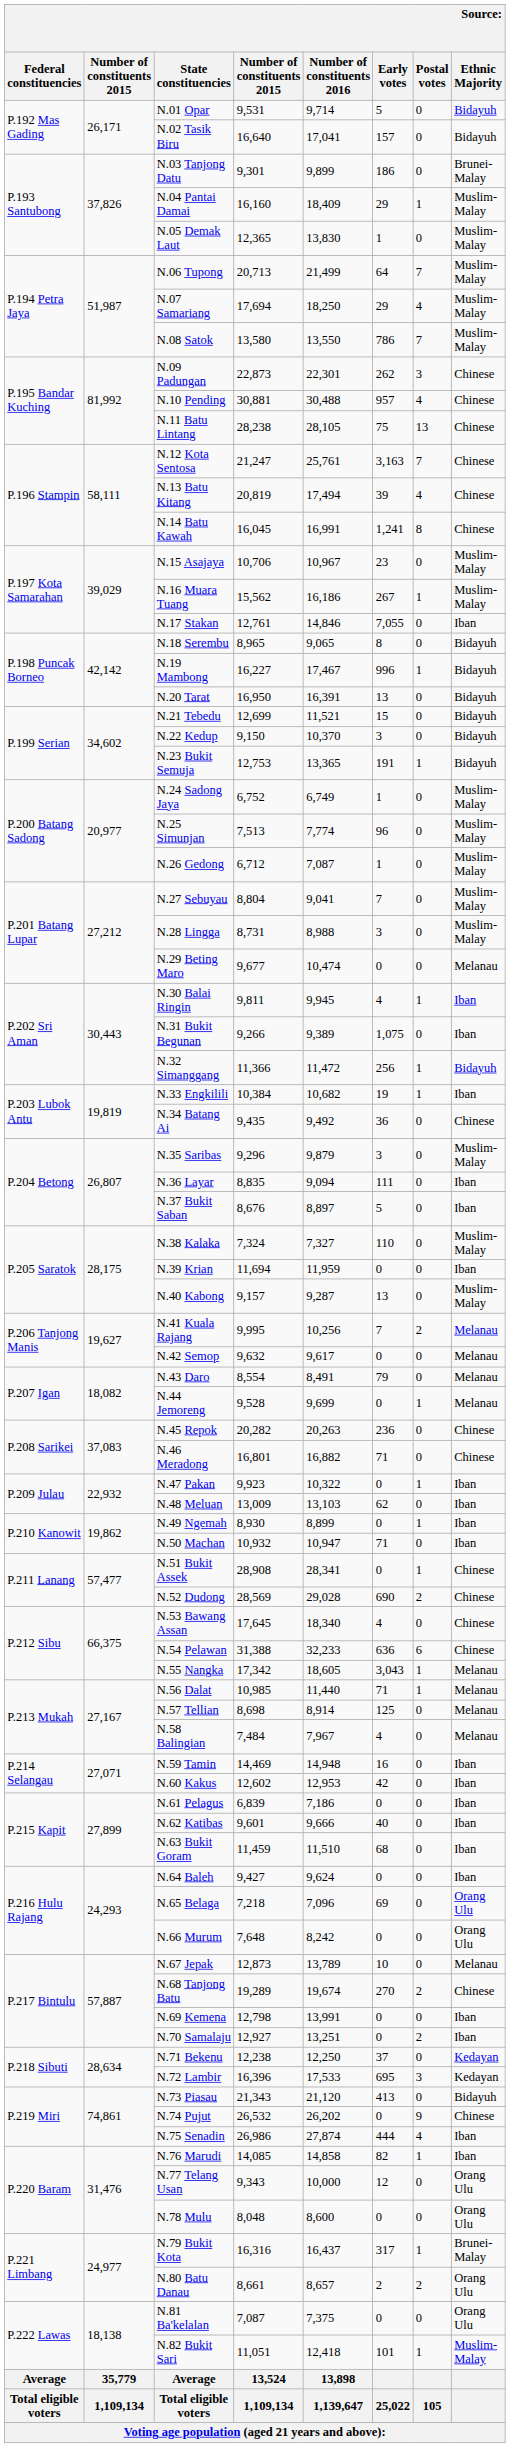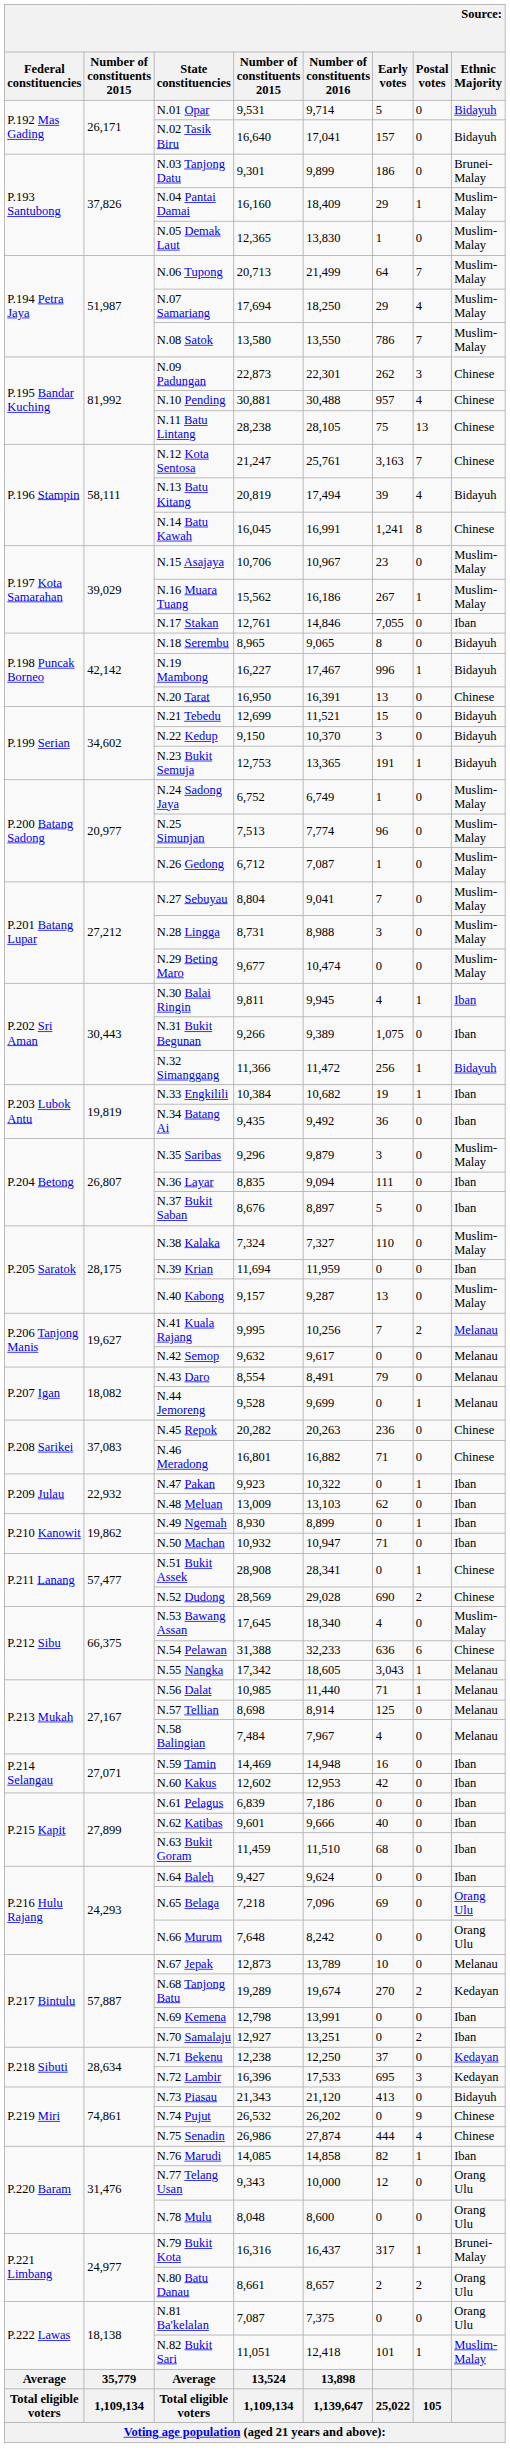(474, 495) Chinese -> (475, 495) Bidayuh
(475, 696) Bidayuh -> (474, 696) Chinese
(476, 966) Melanau -> (476, 966) Muslim-Malay
(474, 1121) Chinese -> (465, 1121) Iban
(474, 1623) Chinese -> (476, 1623) Muslim-Malay
(474, 1990) Chinese -> (476, 1990) Kedayan
(465, 2136) Iban -> (474, 2136) Chinese
